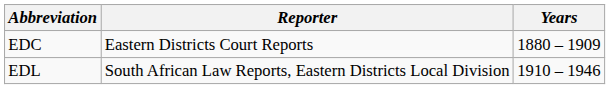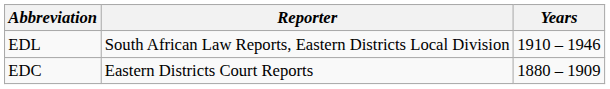rows swapped: (25, 44) <-> (25, 70)
